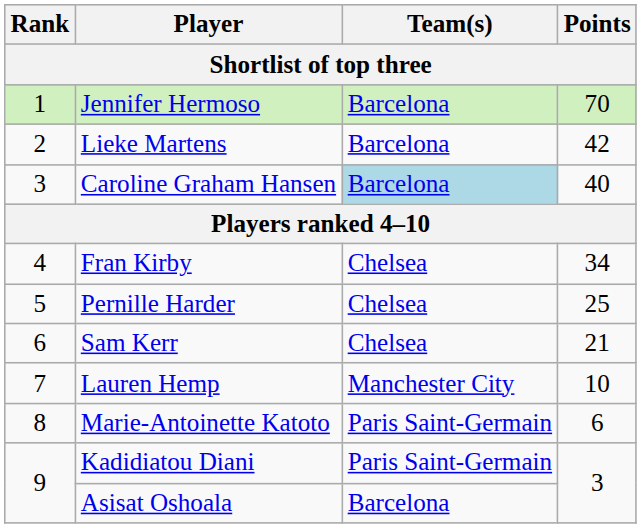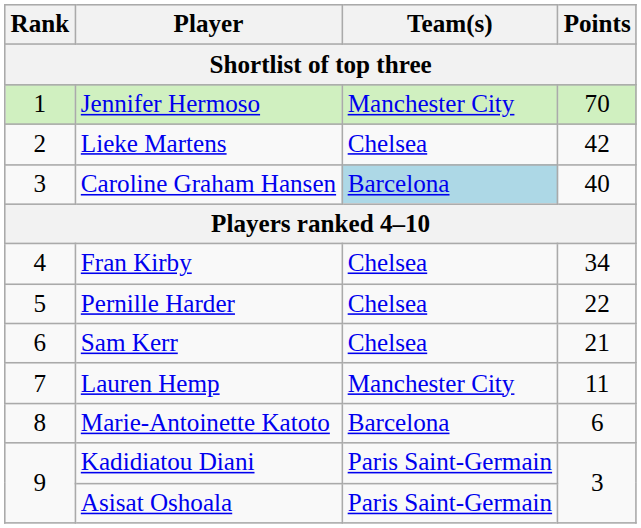(399, 104) Barcelona -> (431, 104) Manchester City
(399, 143) Barcelona -> (387, 143) Chelsea
(597, 303) 25 -> (597, 303) 22
(597, 382) 10 -> (597, 382) 11
(450, 422) Paris Saint-Germain -> (399, 422) Barcelona
(399, 502) Barcelona -> (450, 502) Paris Saint-Germain
